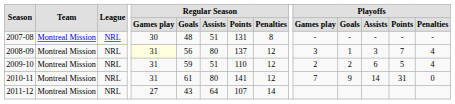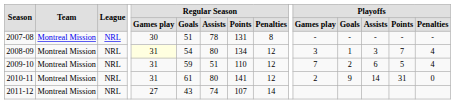(188, 38) 48 -> (188, 38) 51
(214, 38) 51 -> (214, 38) 78
(188, 51) 56 -> (188, 51) 54
(241, 51) 137 -> (241, 51) 134
(315, 65) 2 -> (315, 65) 7
(315, 78) 7 -> (315, 78) 2
(214, 92) 64 -> (214, 92) 74
